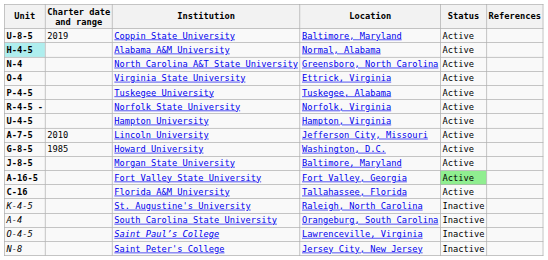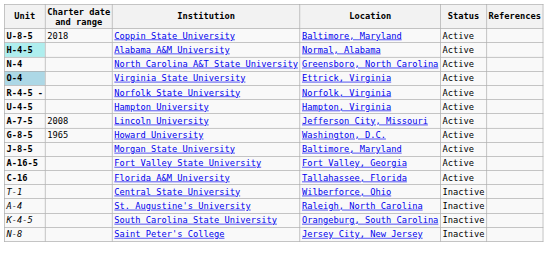(58, 36) 2019 -> (58, 36) 2018
(14, 78) no background -> (14, 78) lightblue background
- row: (164, 92)
(58, 135) 2010 -> (58, 121) 2008
(58, 149) 1985 -> (58, 135) 1965
(458, 178) lightgreen background -> (458, 163) no background
+ row: (177, 192)
(20, 206) K-4-5 -> (14, 206) A-4
(14, 220) A-4 -> (20, 220) K-4-5
- row: (167, 234)
